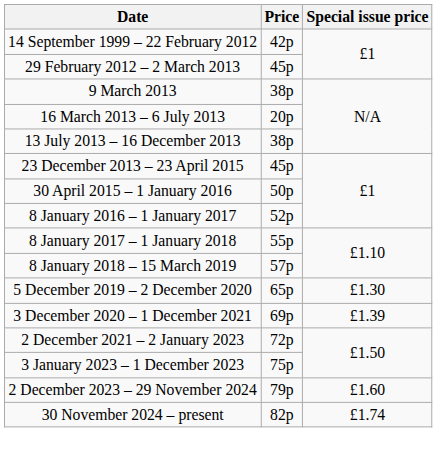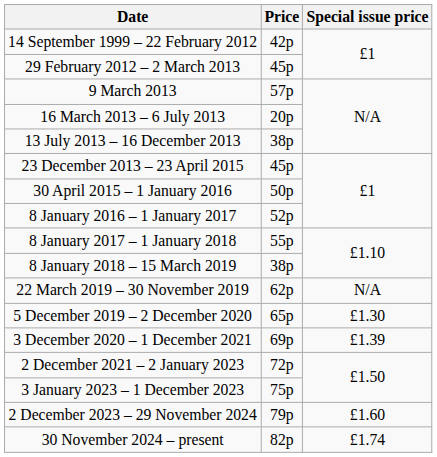(282, 91) 38p -> (282, 91) 57p
(282, 265) 57p -> (282, 265) 38p
+ row: (133, 290)
